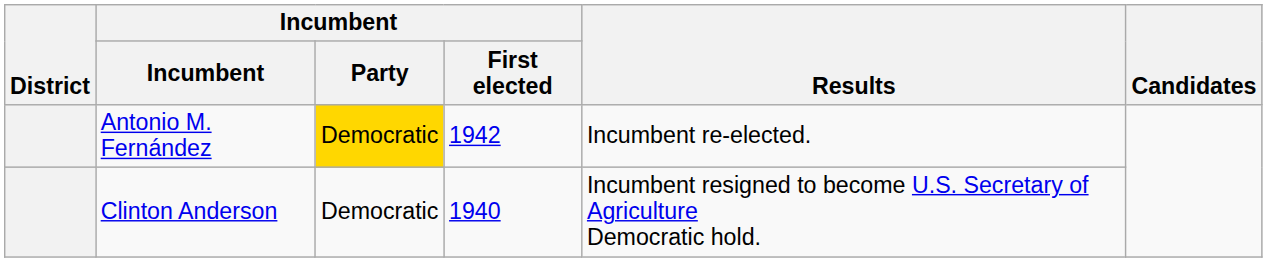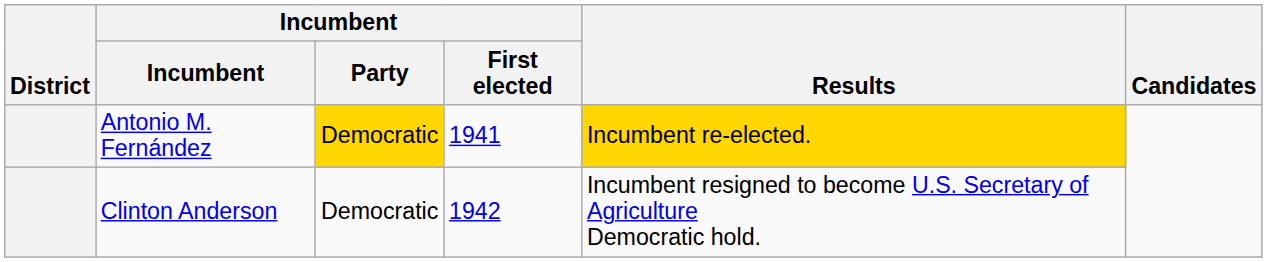(475, 135) 1942 -> (475, 135) 1941
(699, 135) no background -> (699, 135) gold background
(475, 211) 1940 -> (475, 211) 1942
